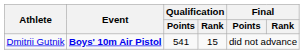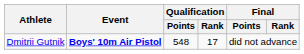(181, 42) 541 -> (181, 42) 548
(212, 42) 15 -> (212, 42) 17
